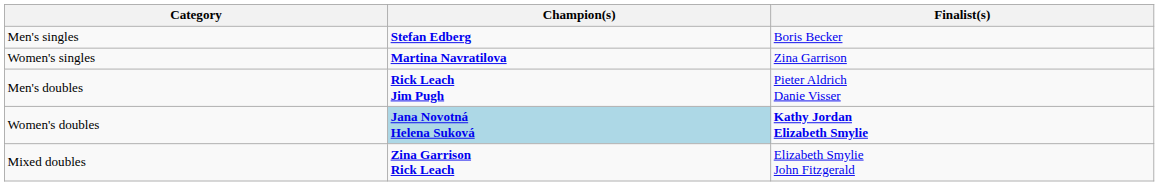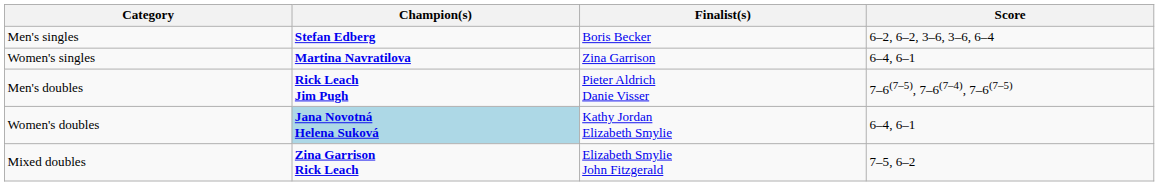+ column: (1010, 15)
(821, 125) bold -> (627, 125) normal
